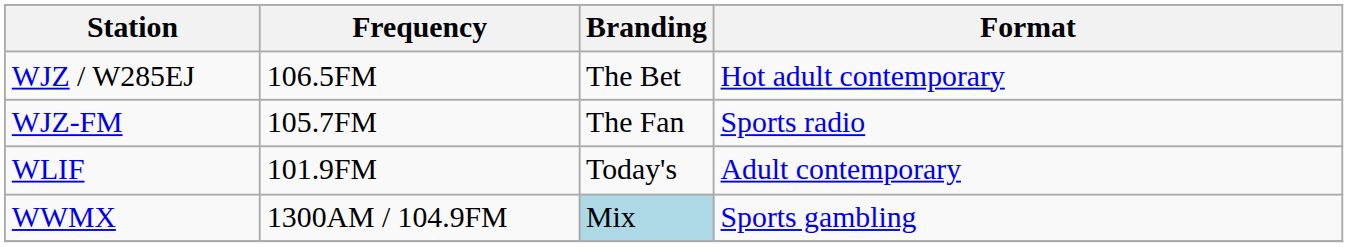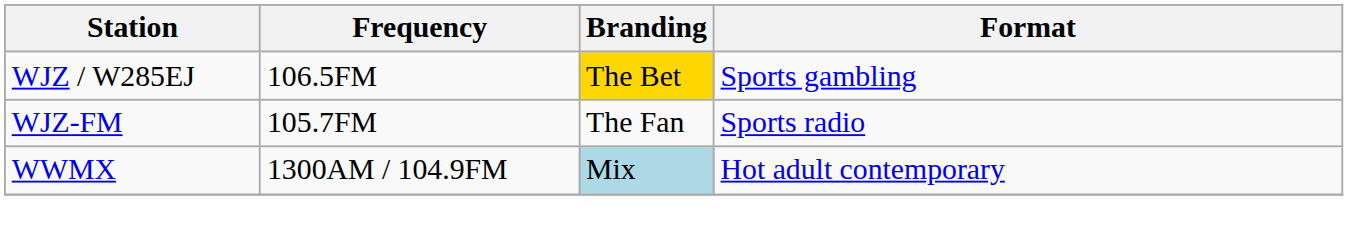(634, 75) no background -> (634, 75) gold background
(863, 75) Hot adult contemporary -> (819, 75) Sports gambling
- row: (48, 169)
(819, 216) Sports gambling -> (863, 169) Hot adult contemporary
